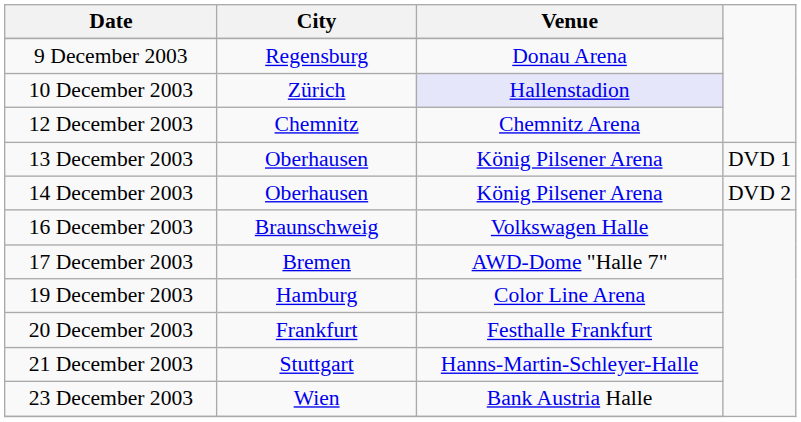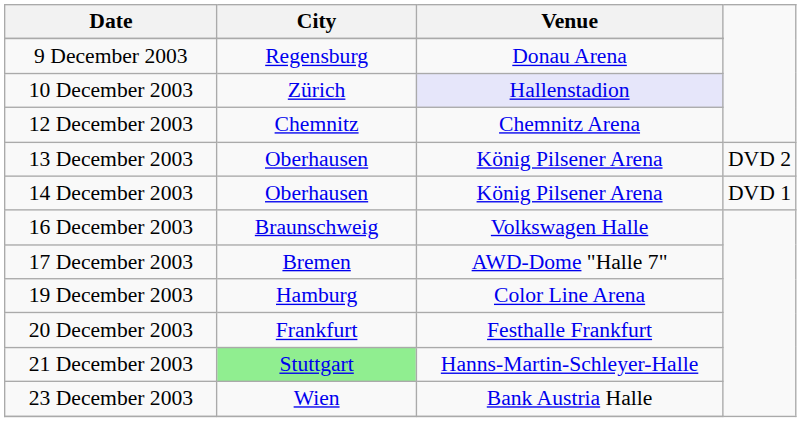(760, 158) DVD 1 -> (760, 158) DVD 2
(760, 192) DVD 2 -> (760, 192) DVD 1
(317, 364) no background -> (317, 364) lightgreen background
